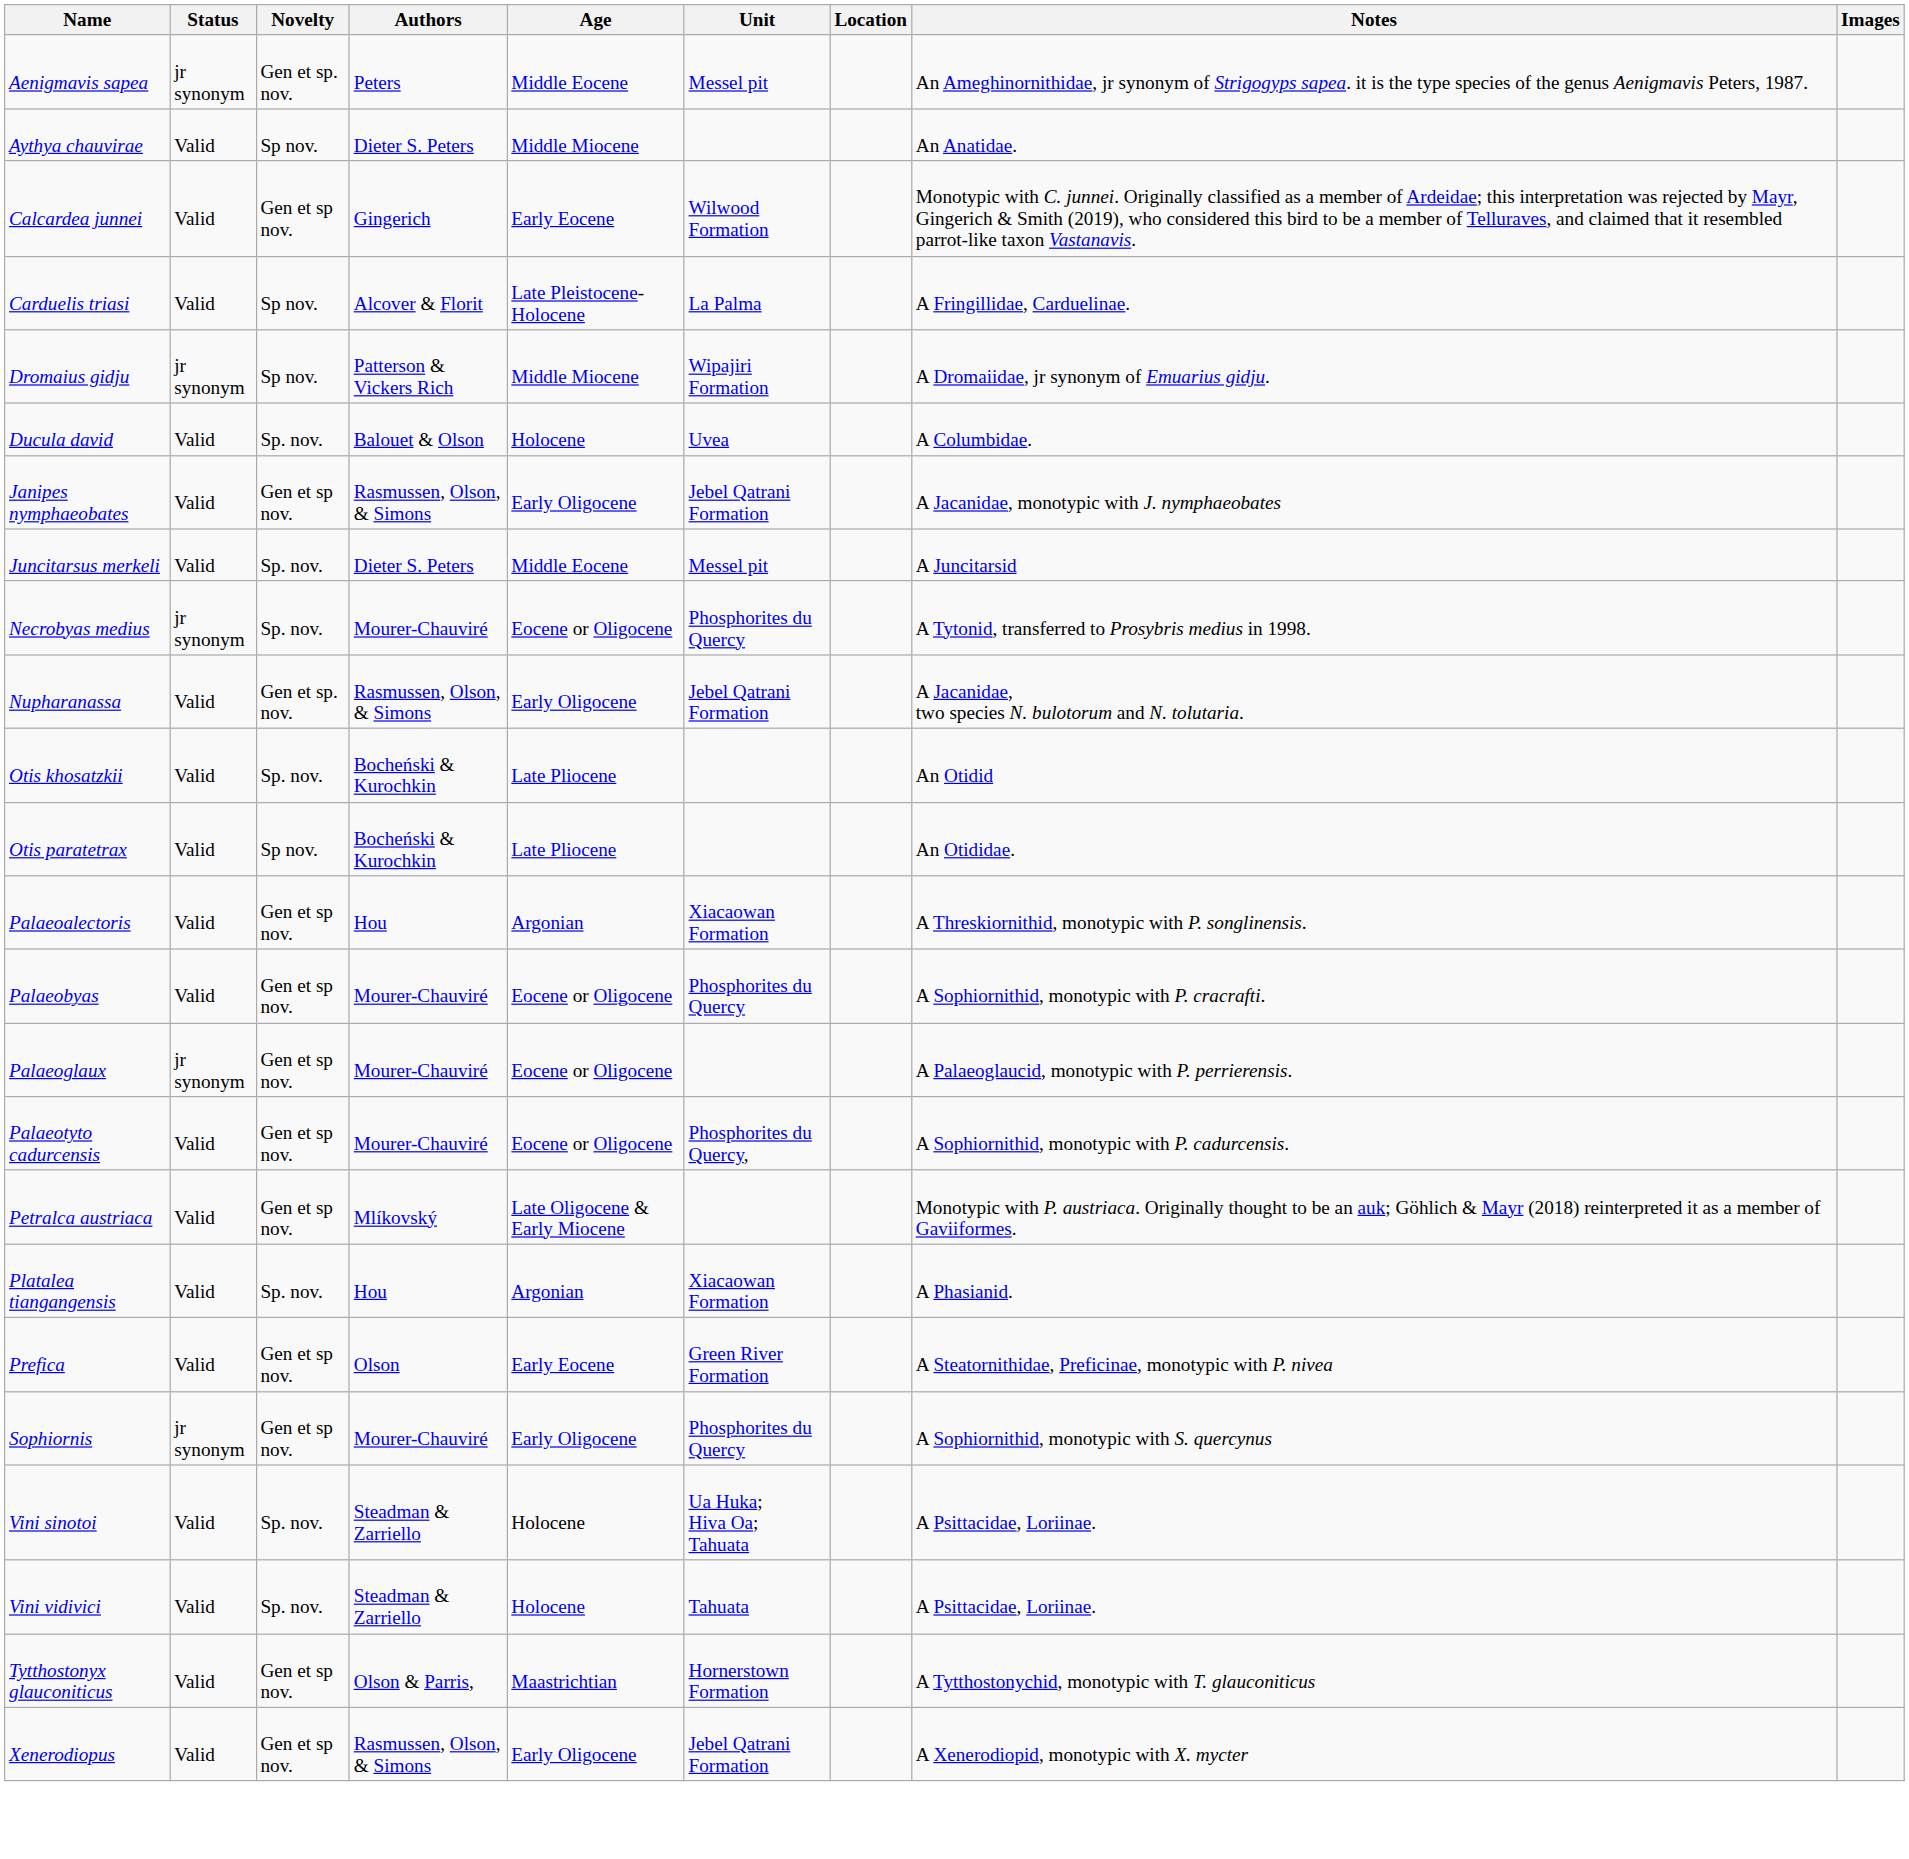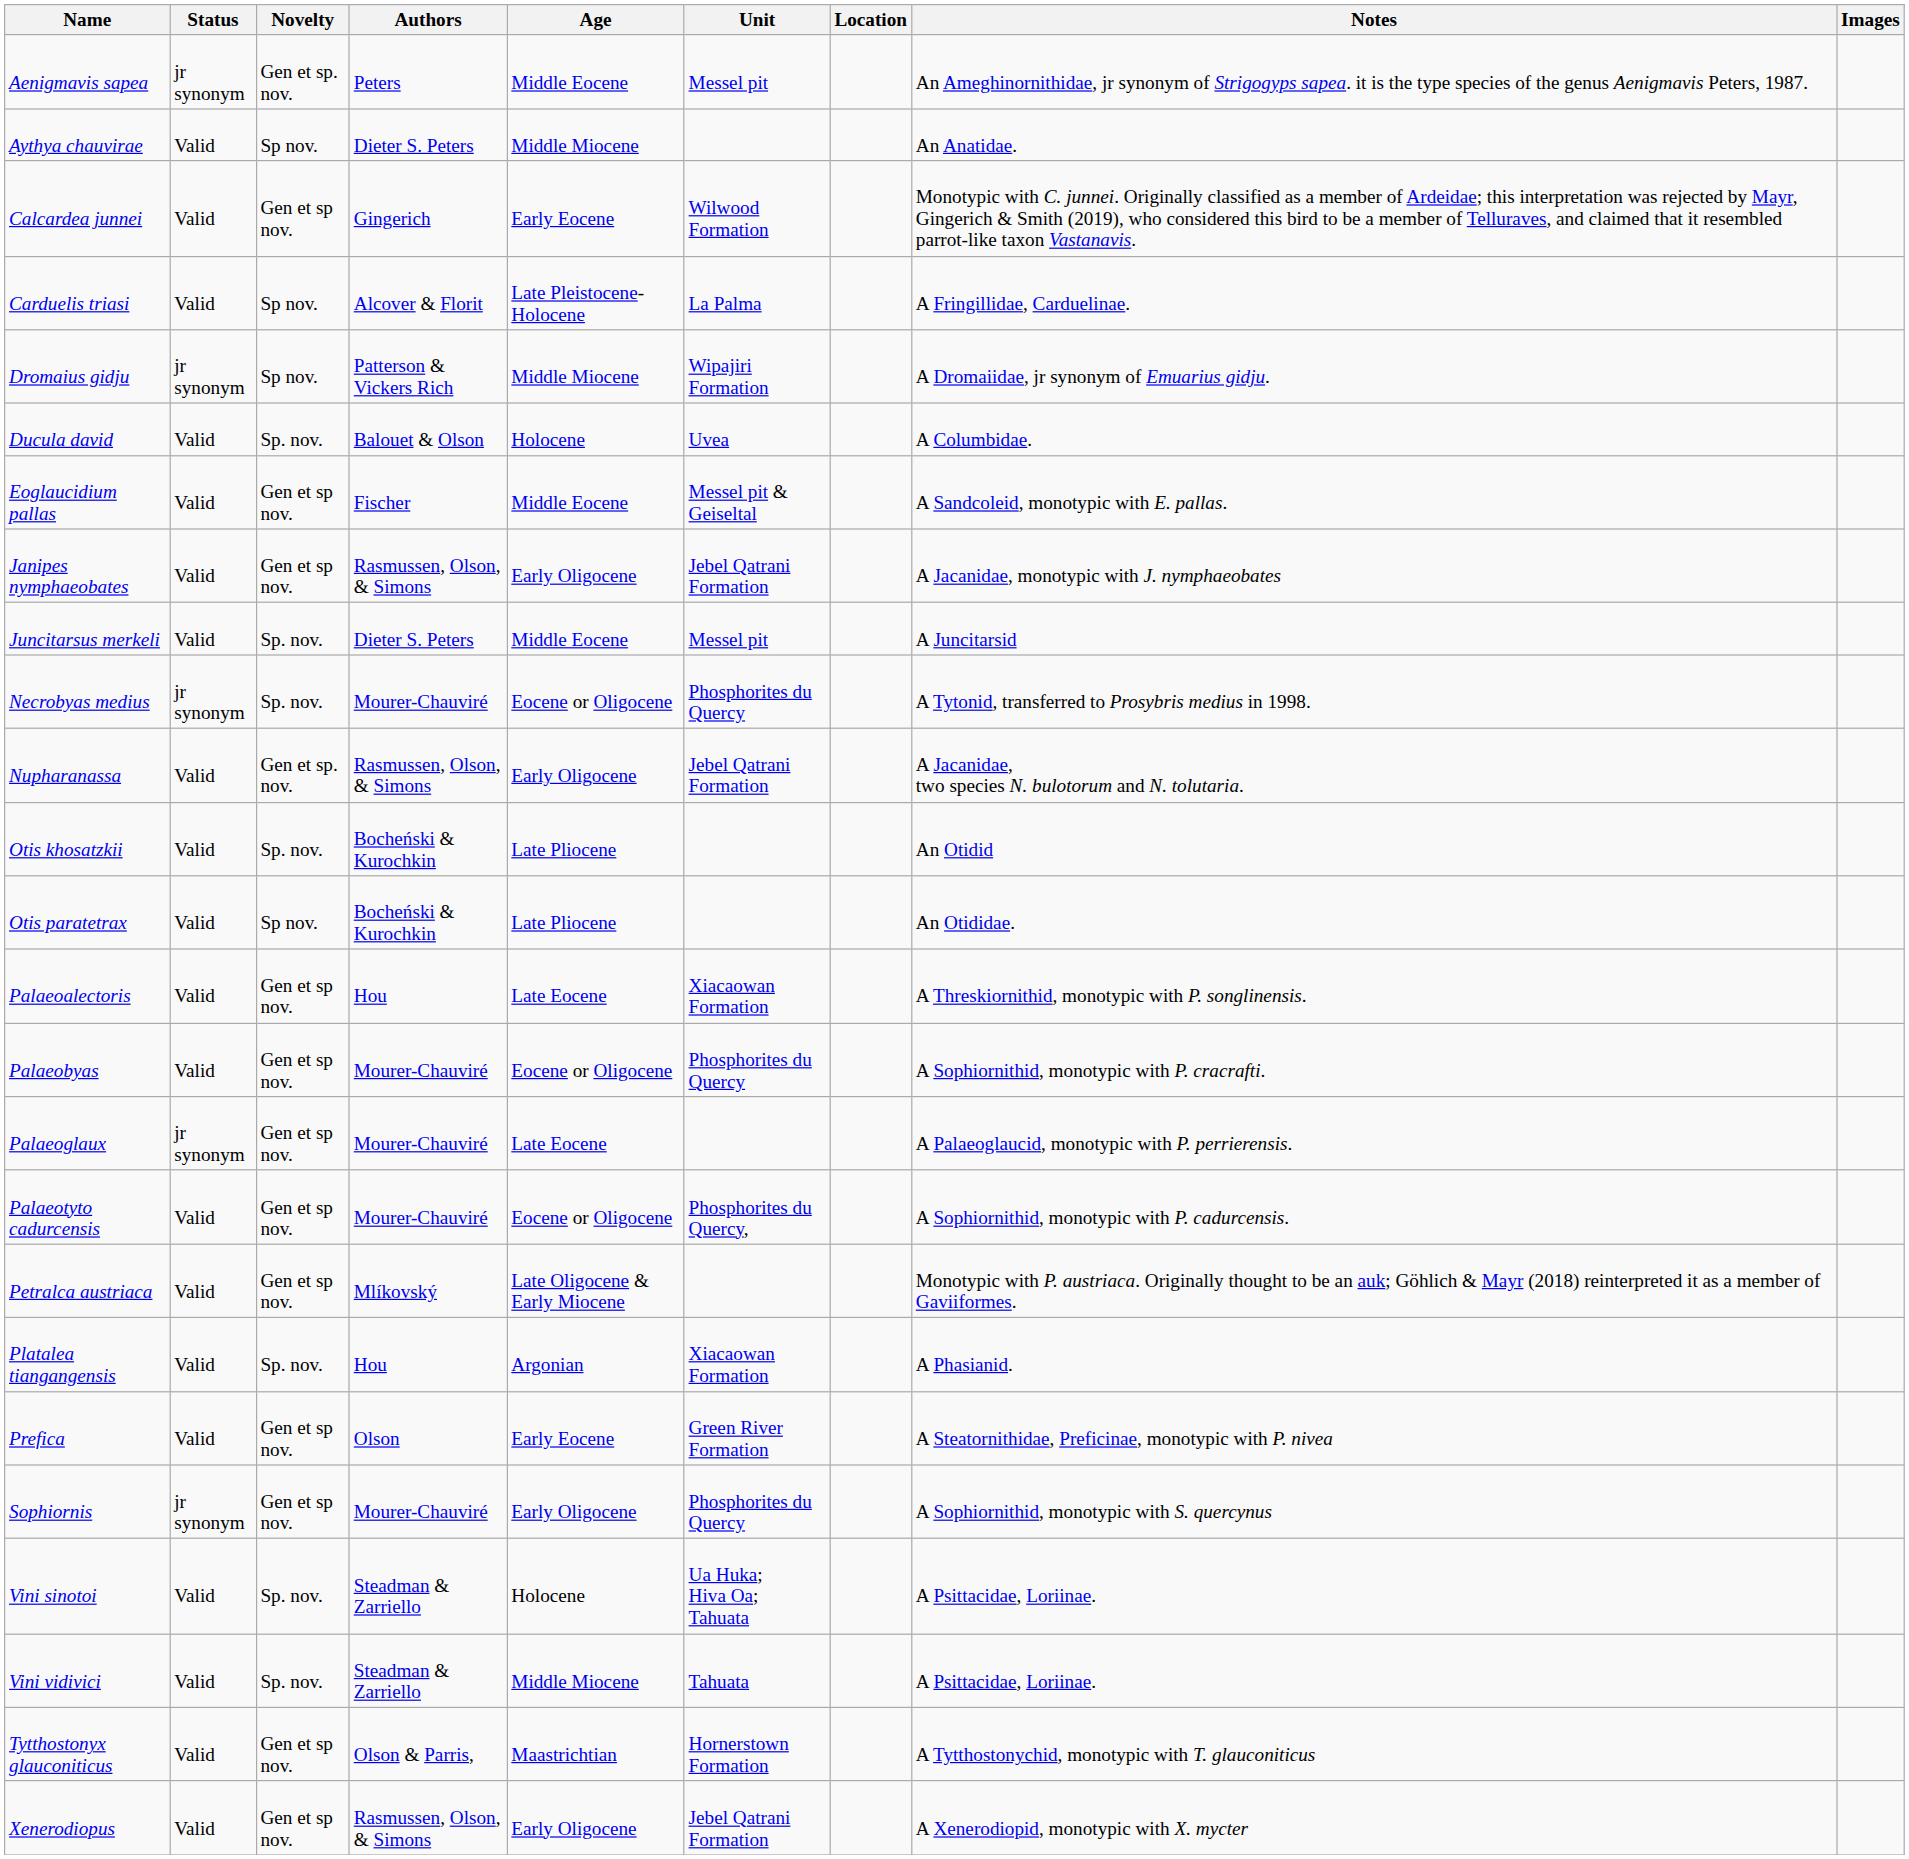+ row: (63, 502)
(547, 923) Argonian -> (559, 996) Late Eocene
(592, 1070) Eocene or Oligocene -> (559, 1144) Late Eocene
(548, 1607) Holocene -> (575, 1681) Middle Miocene
